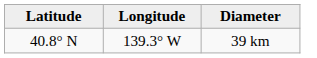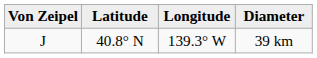+ column: (43, 16)
